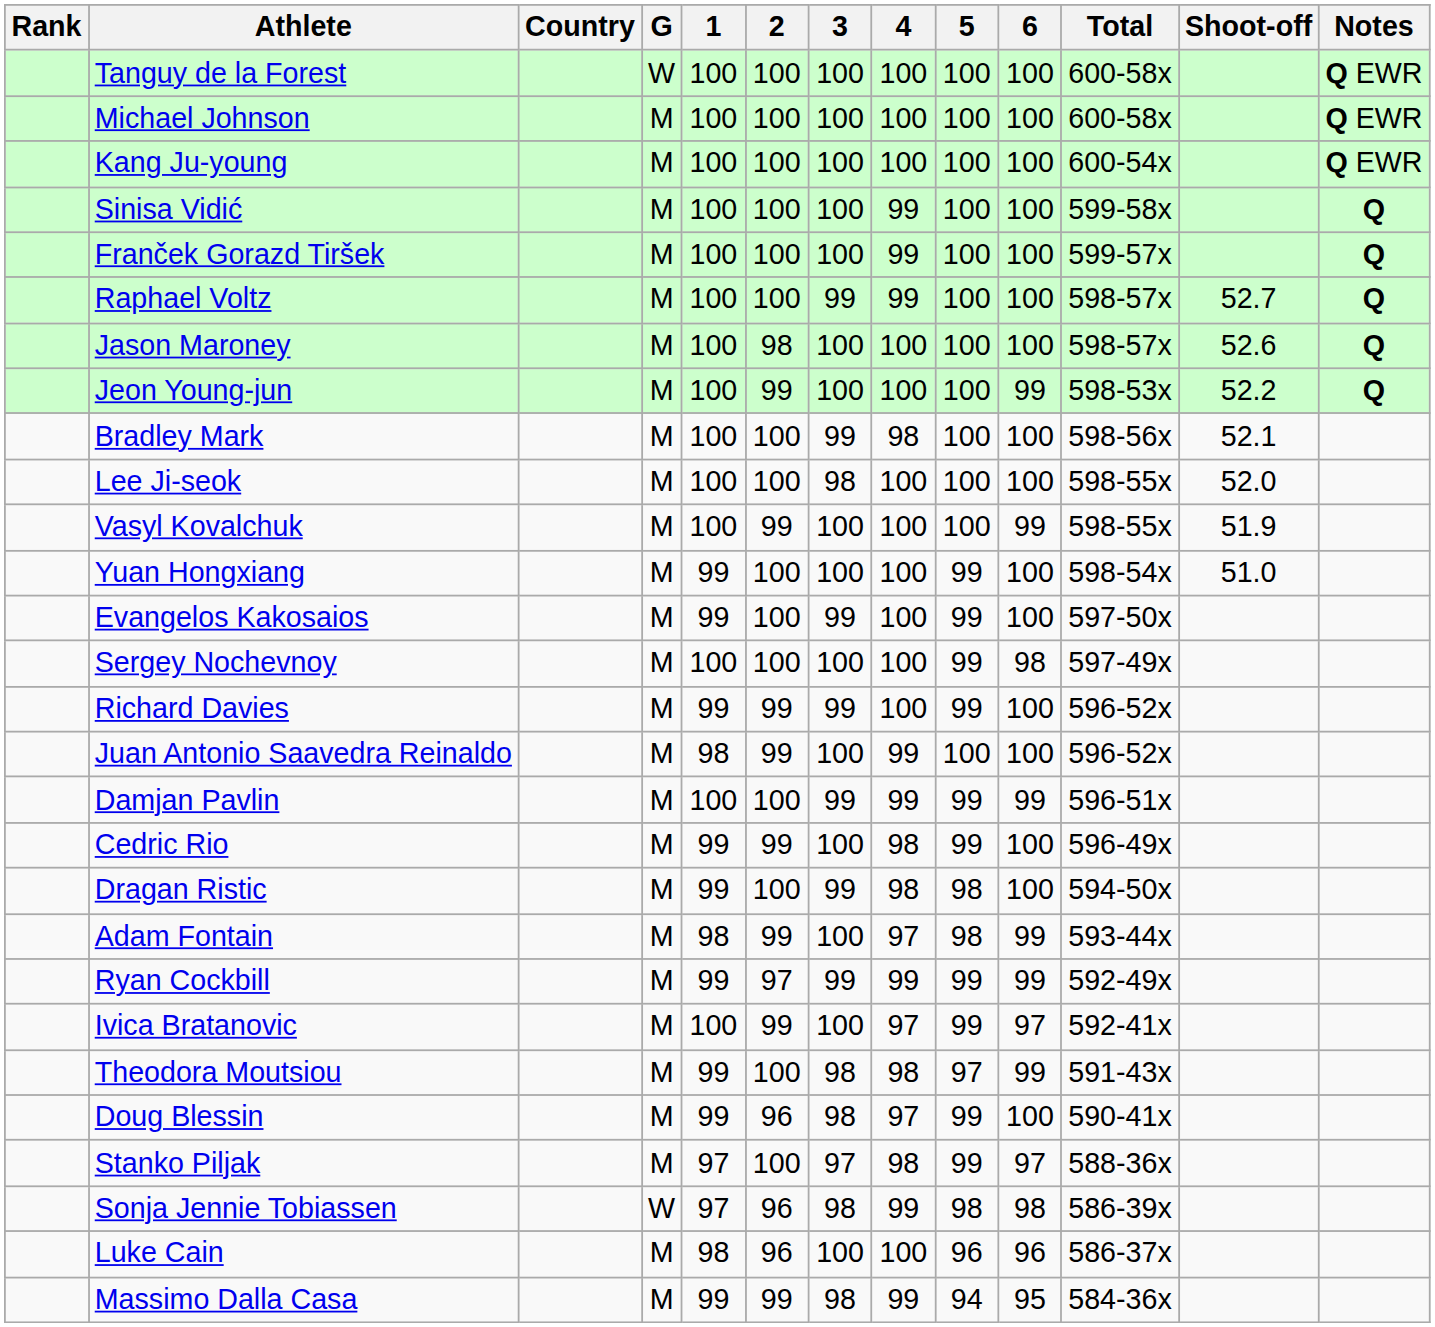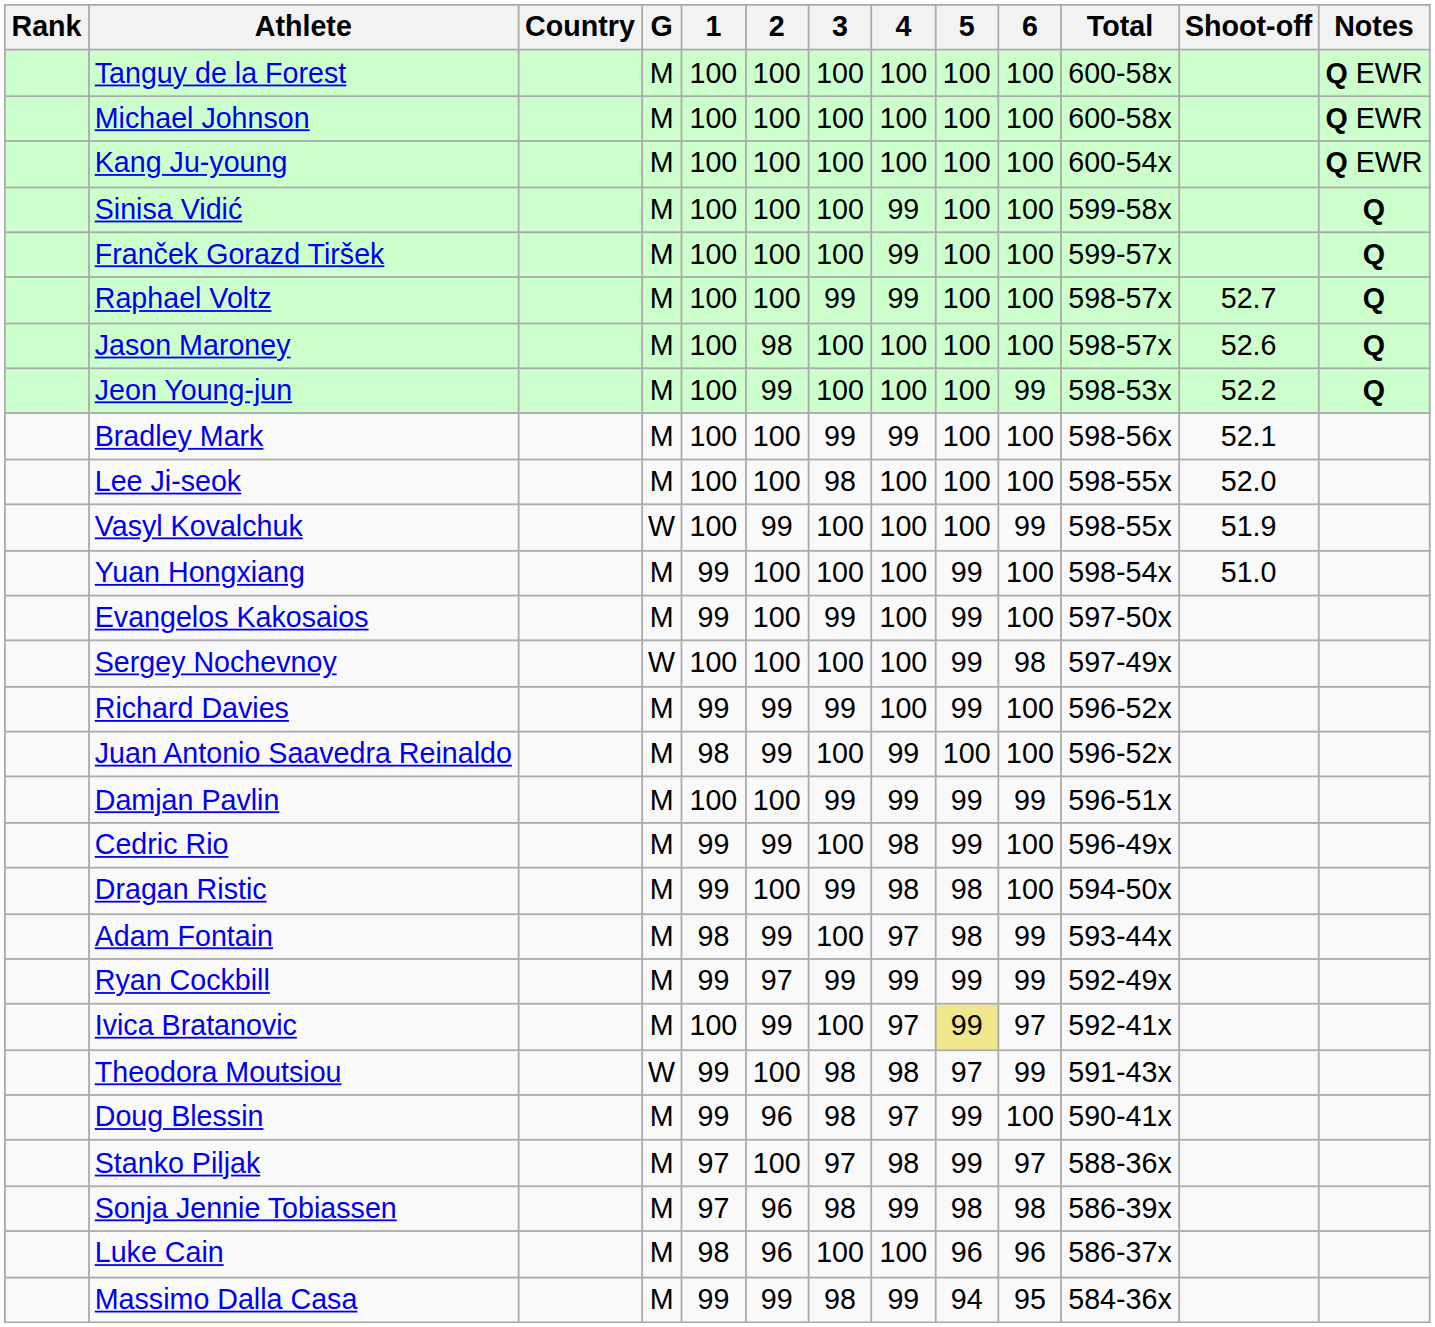(662, 72) W -> (662, 72) M
(903, 436) 98 -> (903, 436) 99
(662, 526) M -> (662, 526) W
(662, 663) M -> (662, 663) W
(967, 1026) no background -> (967, 1026) khaki background
(662, 1071) M -> (662, 1071) W
(662, 1208) W -> (662, 1208) M
